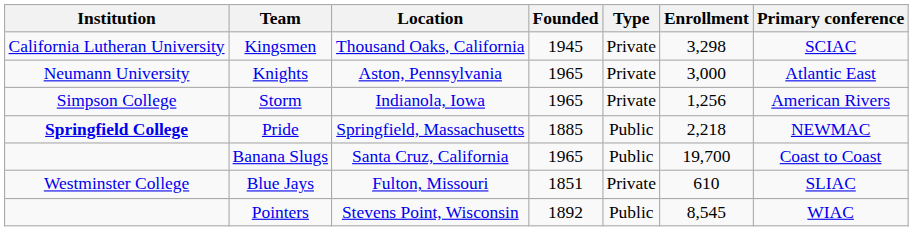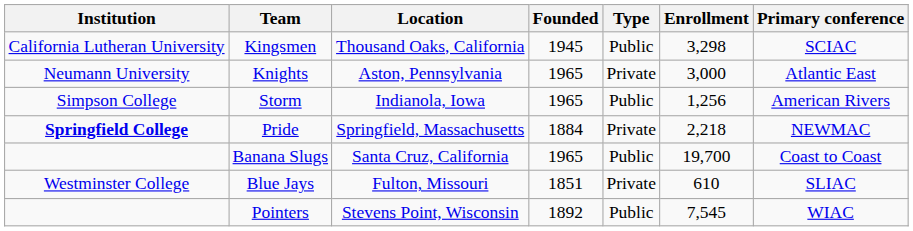(631, 45) Private -> (631, 45) Public
(631, 101) Private -> (631, 101) Public
(565, 128) 1885 -> (565, 128) 1884
(631, 128) Public -> (631, 128) Private
(706, 211) 8,545 -> (706, 211) 7,545
